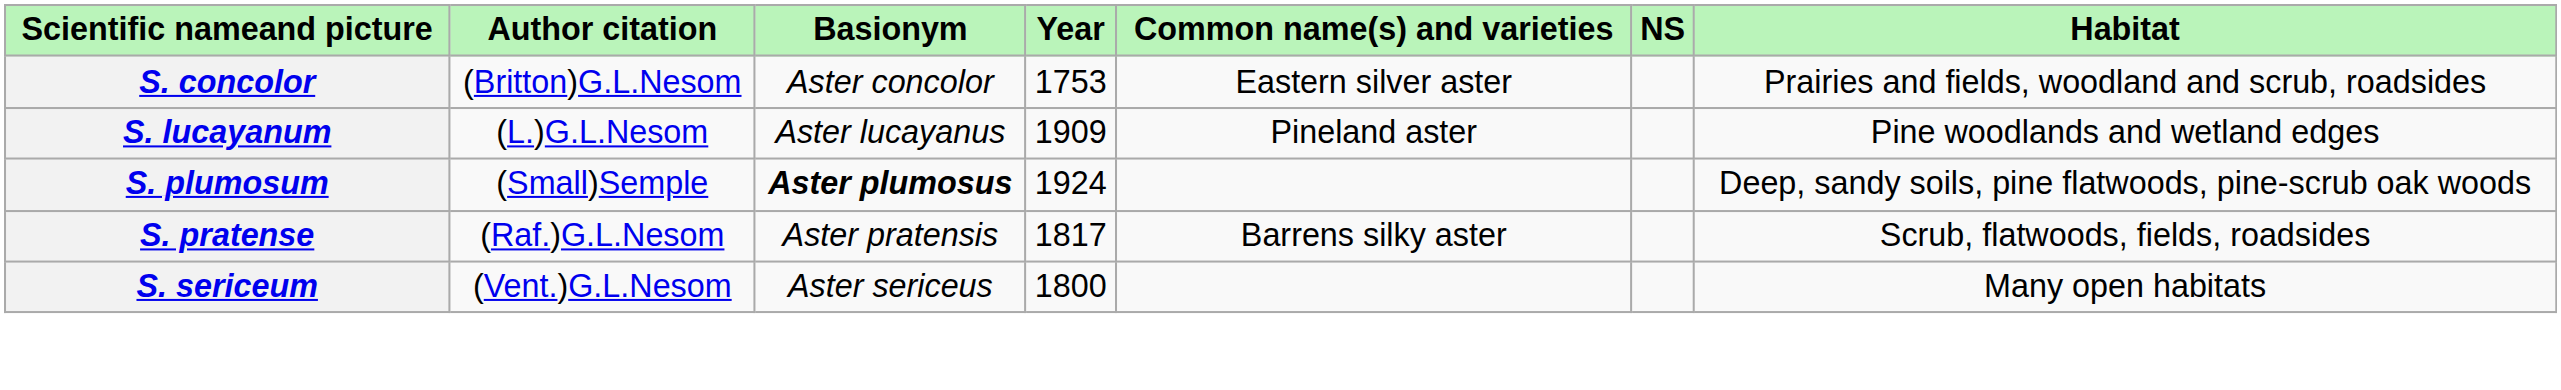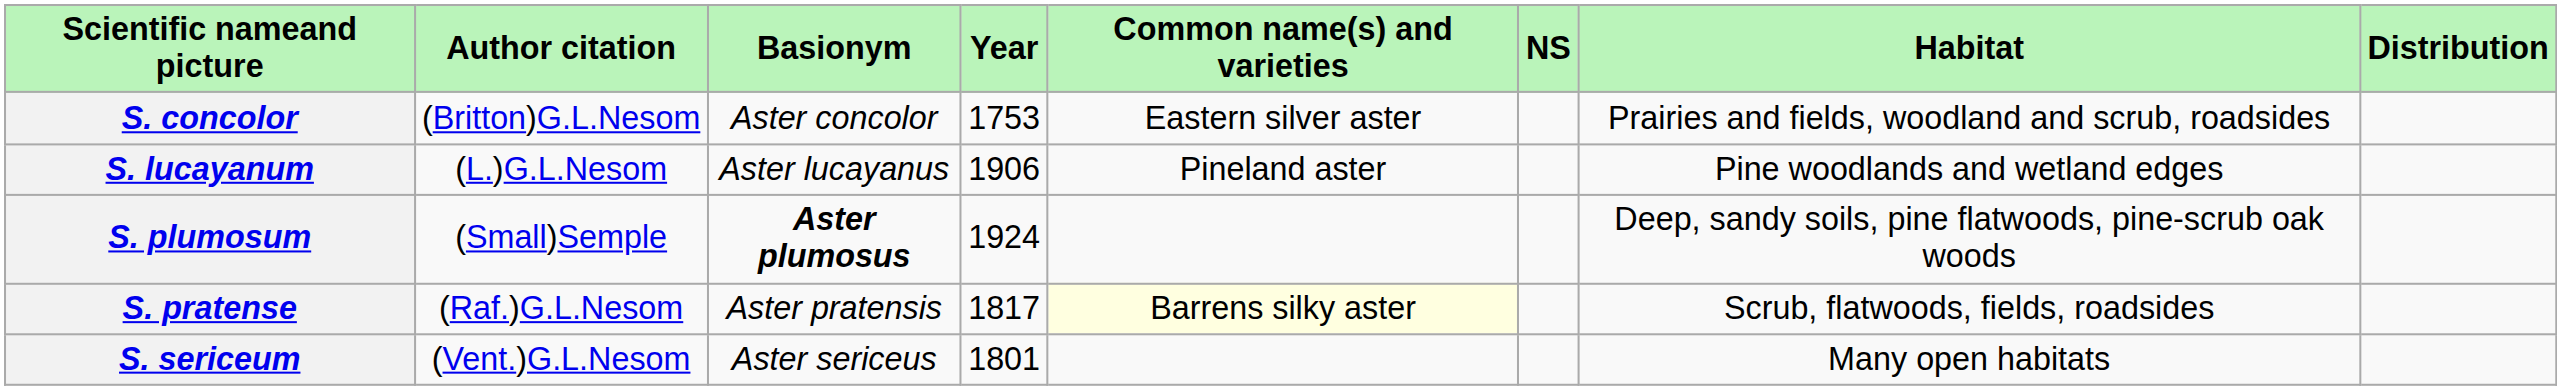+ column: (2458, 48)
(1071, 132) 1909 -> (1004, 169) 1906
(1374, 235) no background -> (1283, 307) lightyellow background
(1071, 286) 1800 -> (1004, 359) 1801
